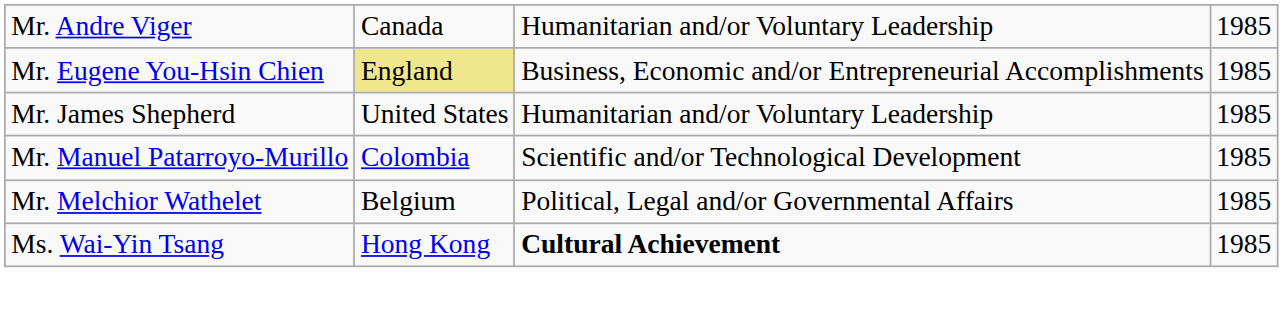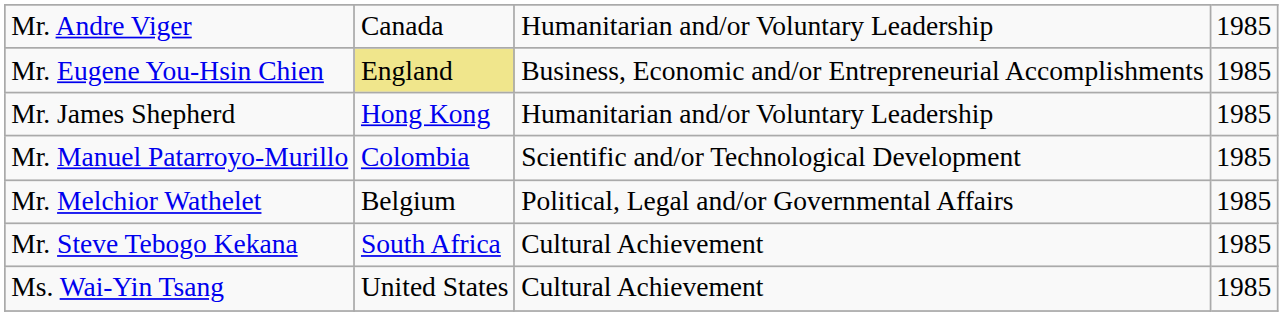(435, 113) United States -> (426, 113) Hong Kong
+ row: (154, 244)
(426, 244) Hong Kong -> (435, 288) United States
(651, 244) bold -> (642, 288) normal
